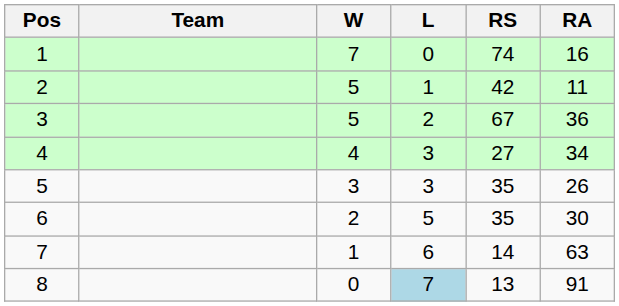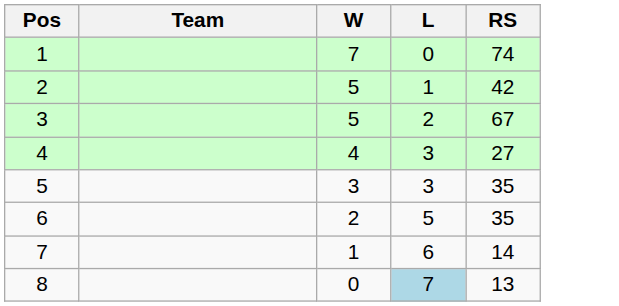- column: (577, 20)
